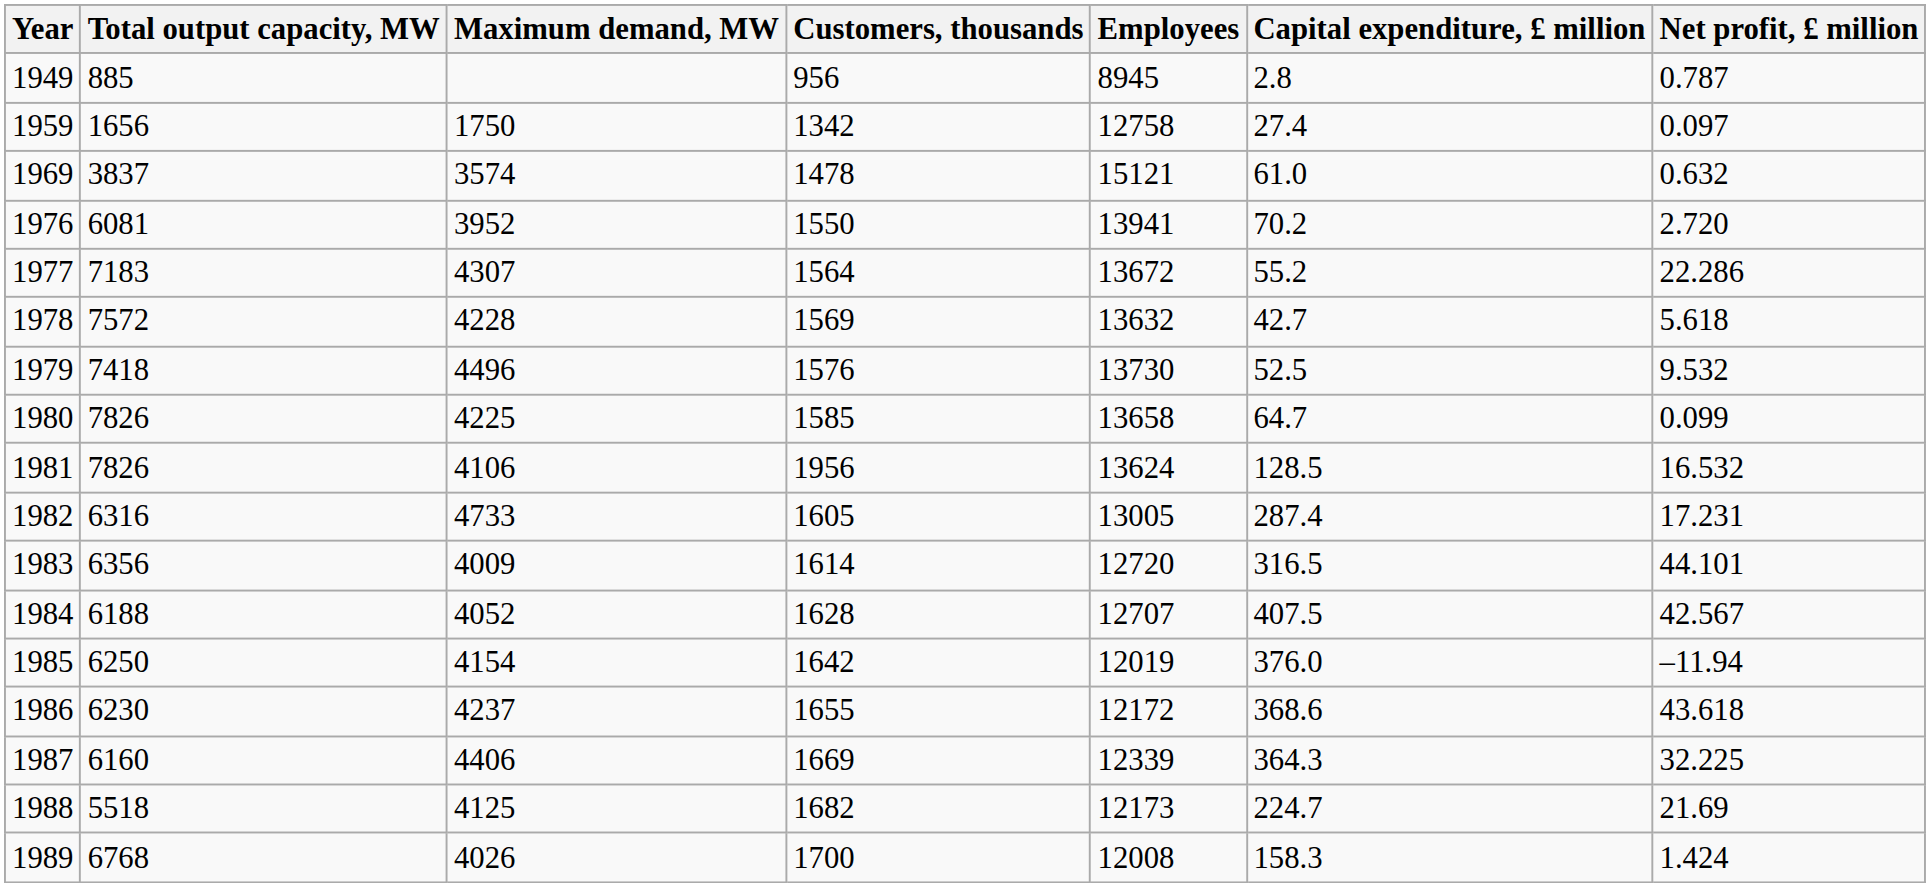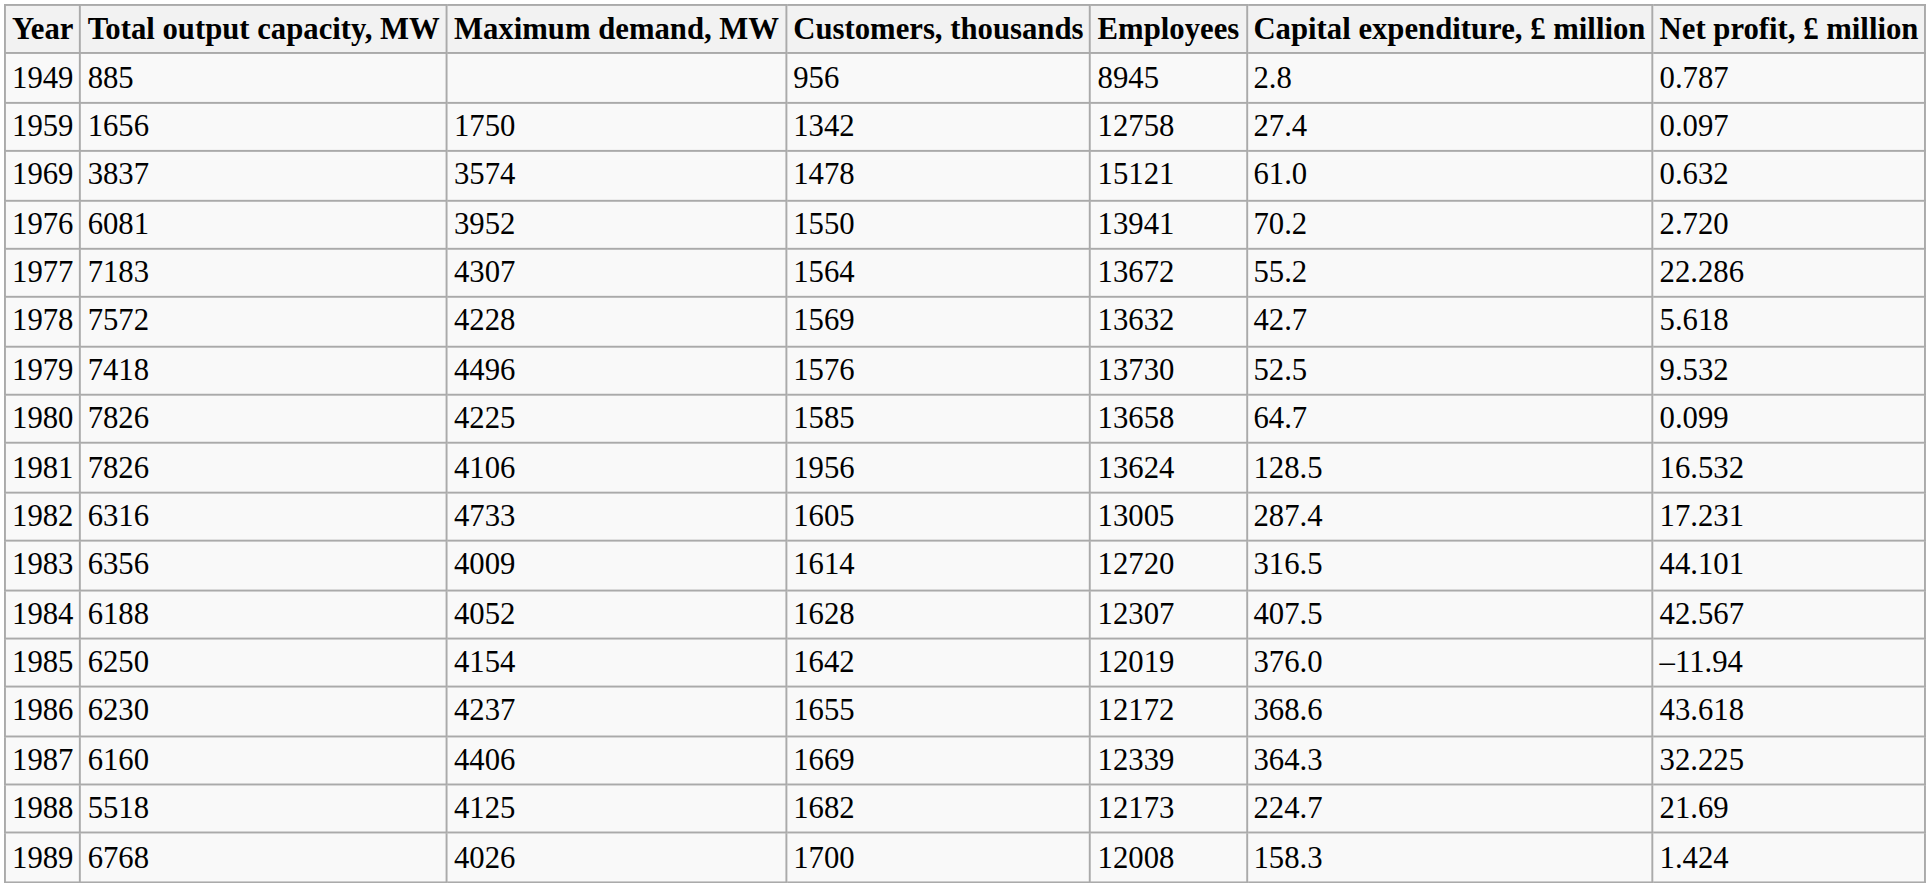(1136, 613) 12707 -> (1136, 613) 12307
